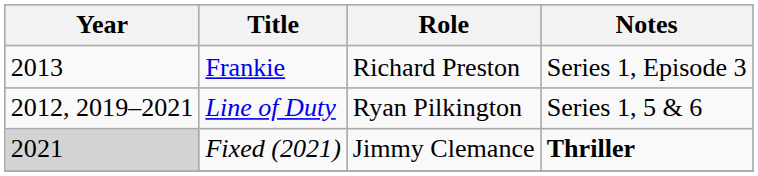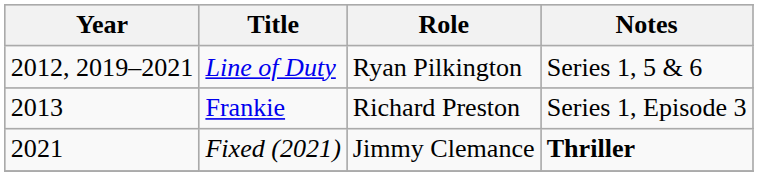rows swapped: (271, 107) <-> (245, 66)
(37, 149) lightgrey background -> (37, 149) no background
